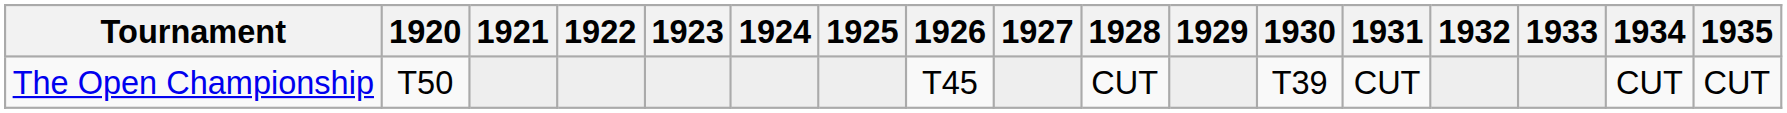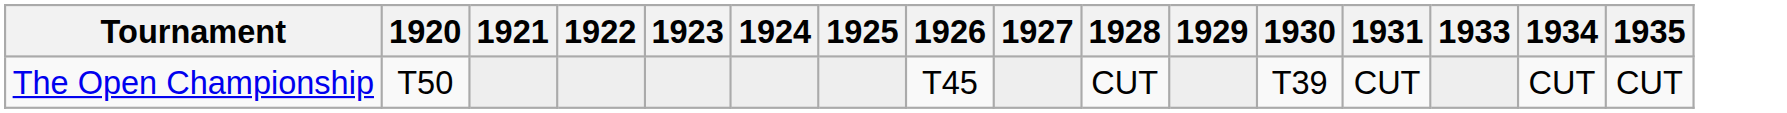- column: (1475, 31)
